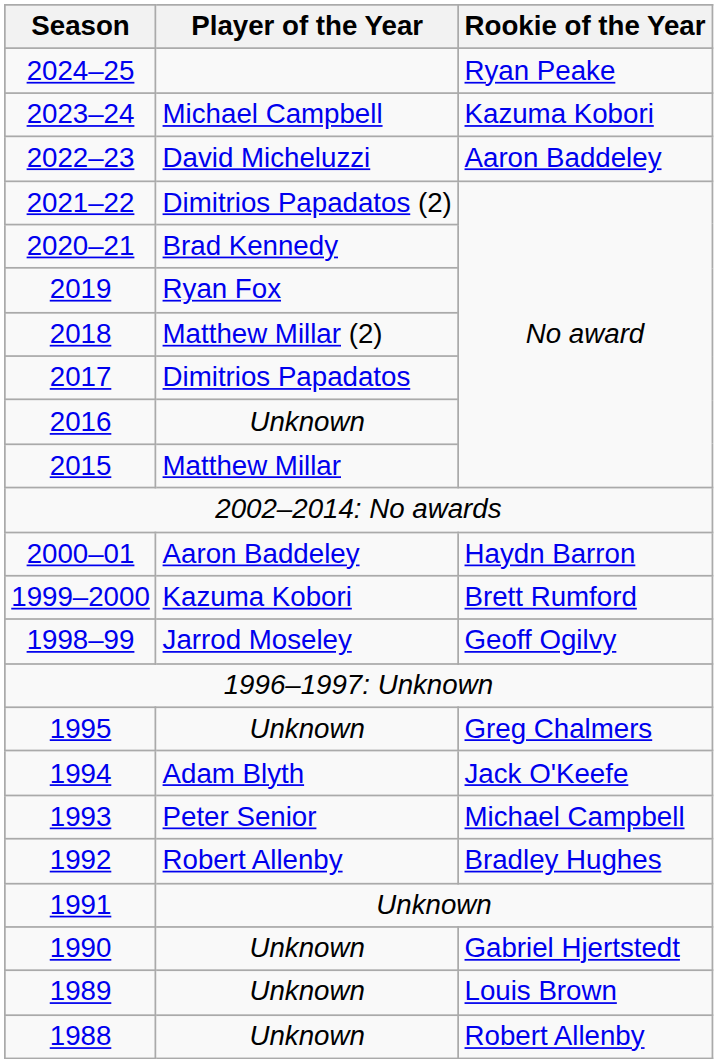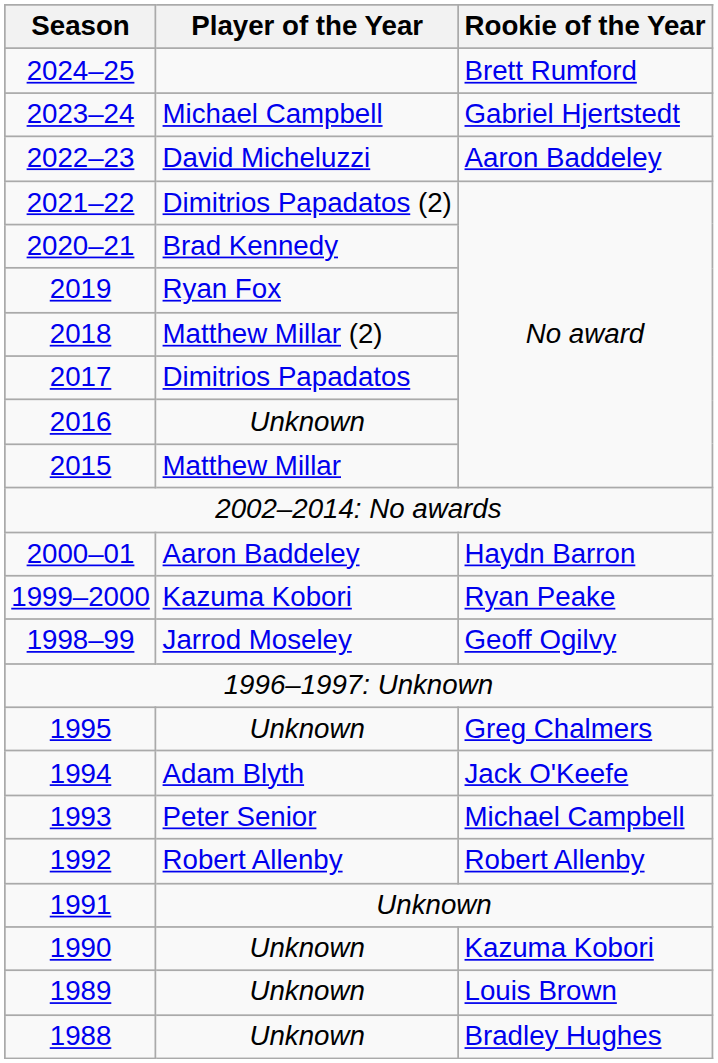(540, 70) Ryan Peake -> (551, 70) Brett Rumford
(559, 114) Kazuma Kobori -> (572, 114) Gabriel Hjertstedt
(551, 597) Brett Rumford -> (540, 597) Ryan Peake
(563, 860) Bradley Hughes -> (555, 860) Robert Allenby
(572, 948) Gabriel Hjertstedt -> (559, 948) Kazuma Kobori
(555, 1036) Robert Allenby -> (563, 1036) Bradley Hughes
